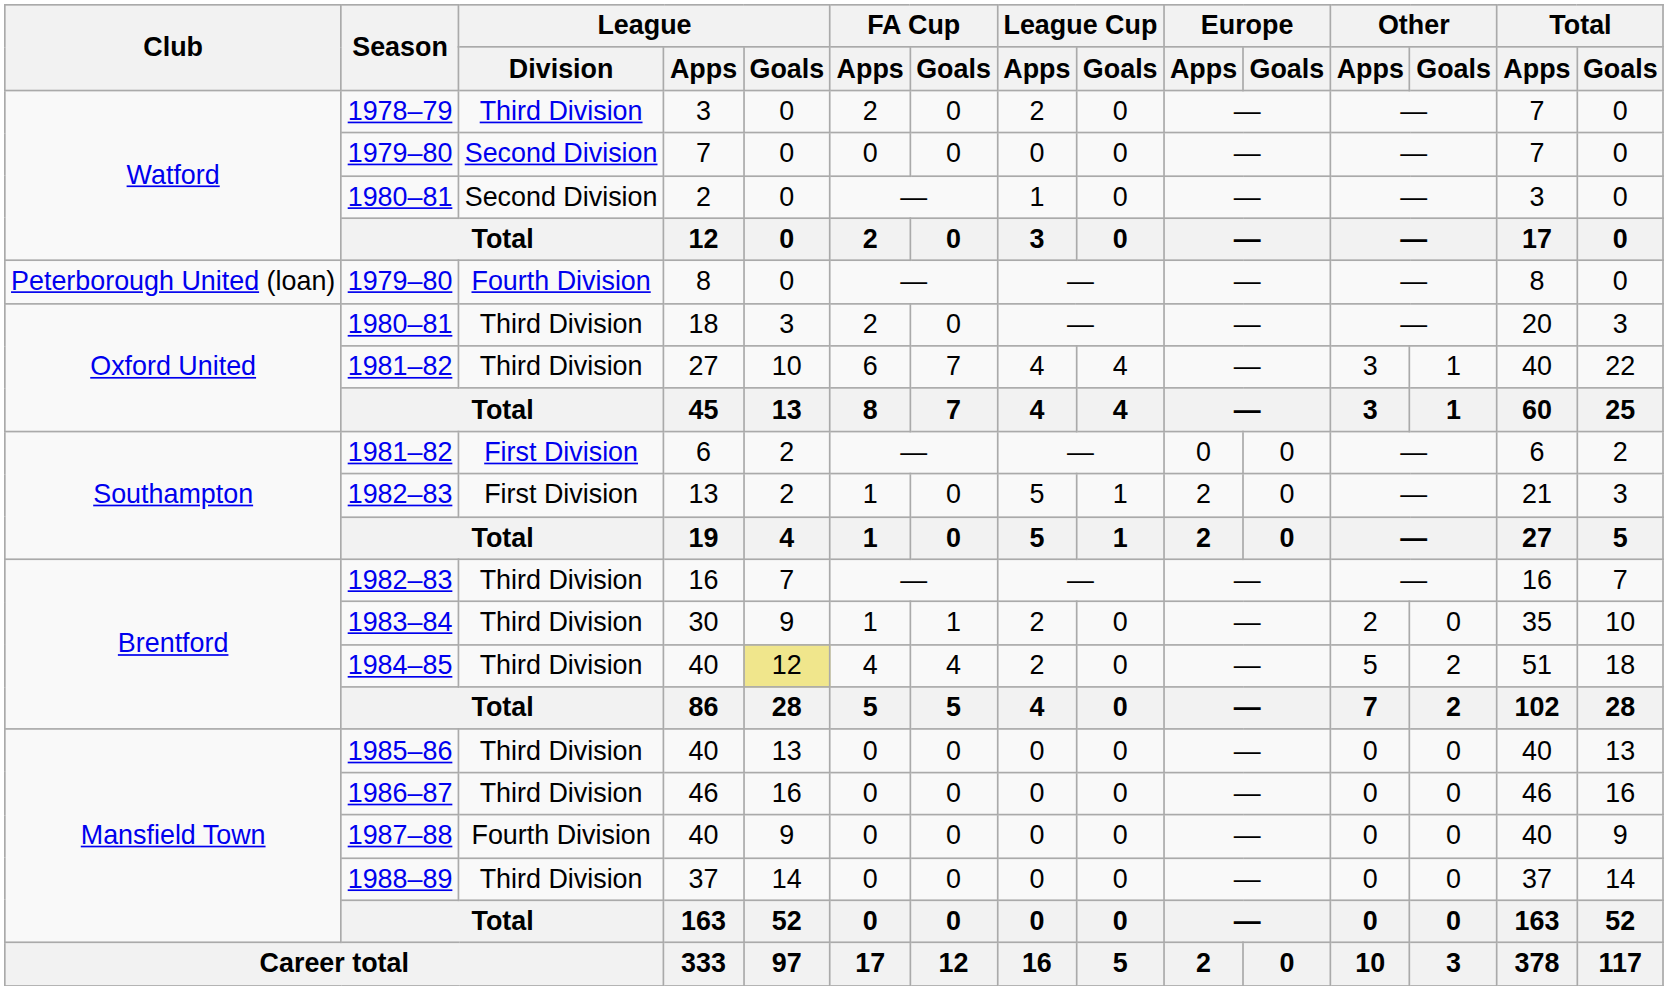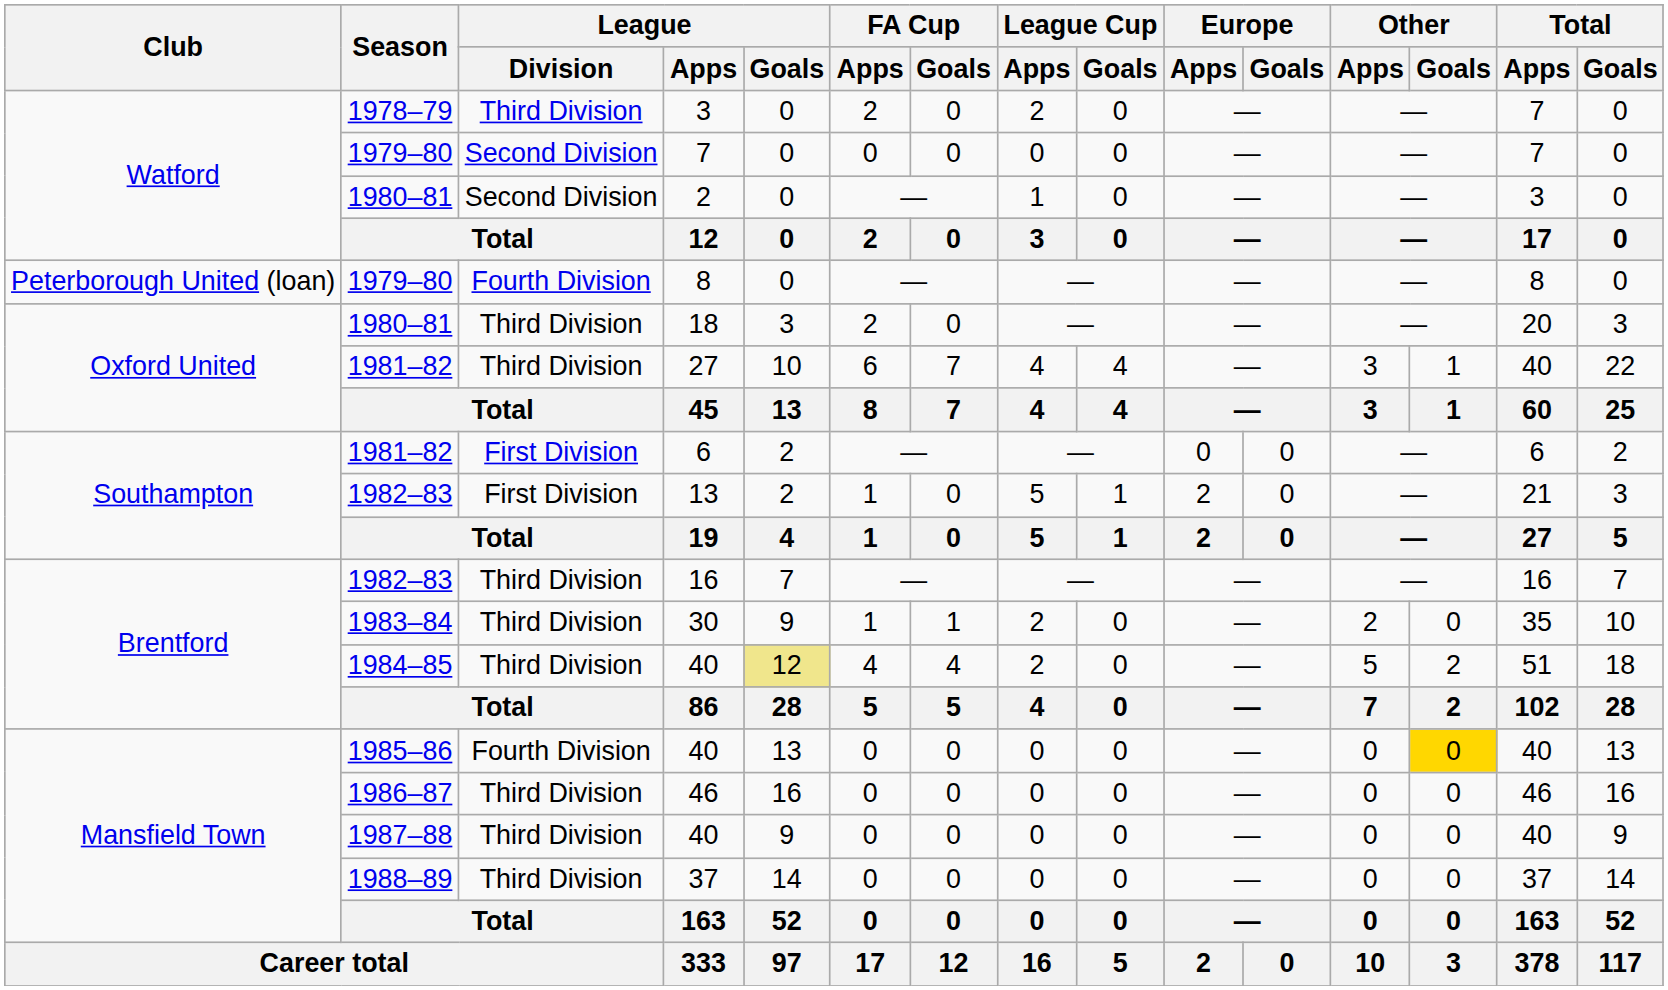(561, 750) Third Division -> (561, 750) Fourth Division
(1454, 750) no background -> (1454, 750) gold background
(561, 835) Fourth Division -> (561, 835) Third Division
